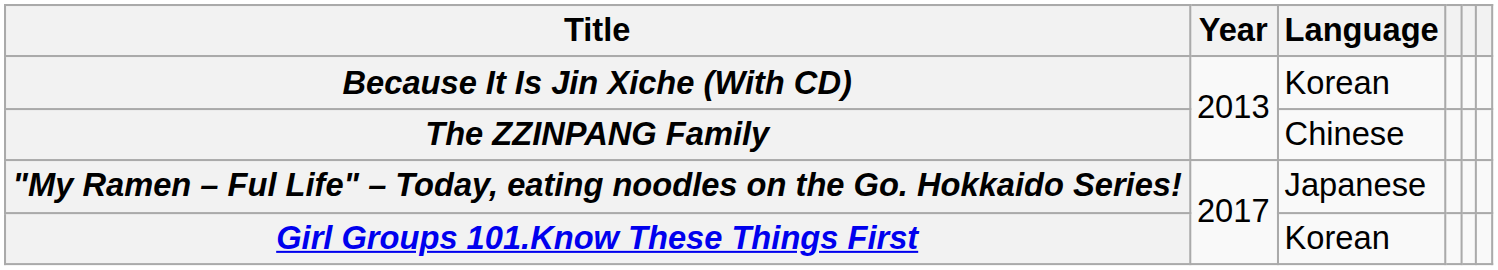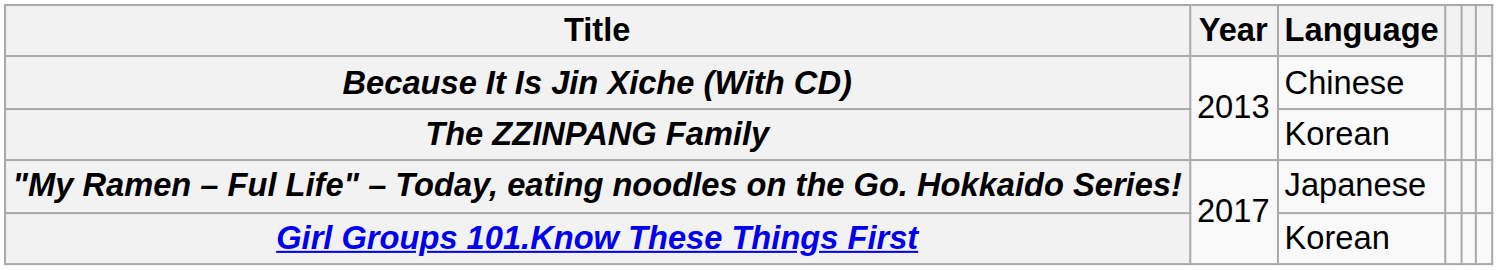(1337, 82) Korean -> (1344, 82) Chinese
(1344, 133) Chinese -> (1337, 133) Korean
